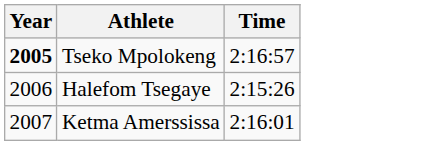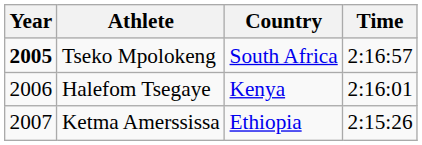+ column: (284, 21)
(262, 88) 2:15:26 -> (380, 88) 2:16:01
(262, 122) 2:16:01 -> (380, 122) 2:15:26
